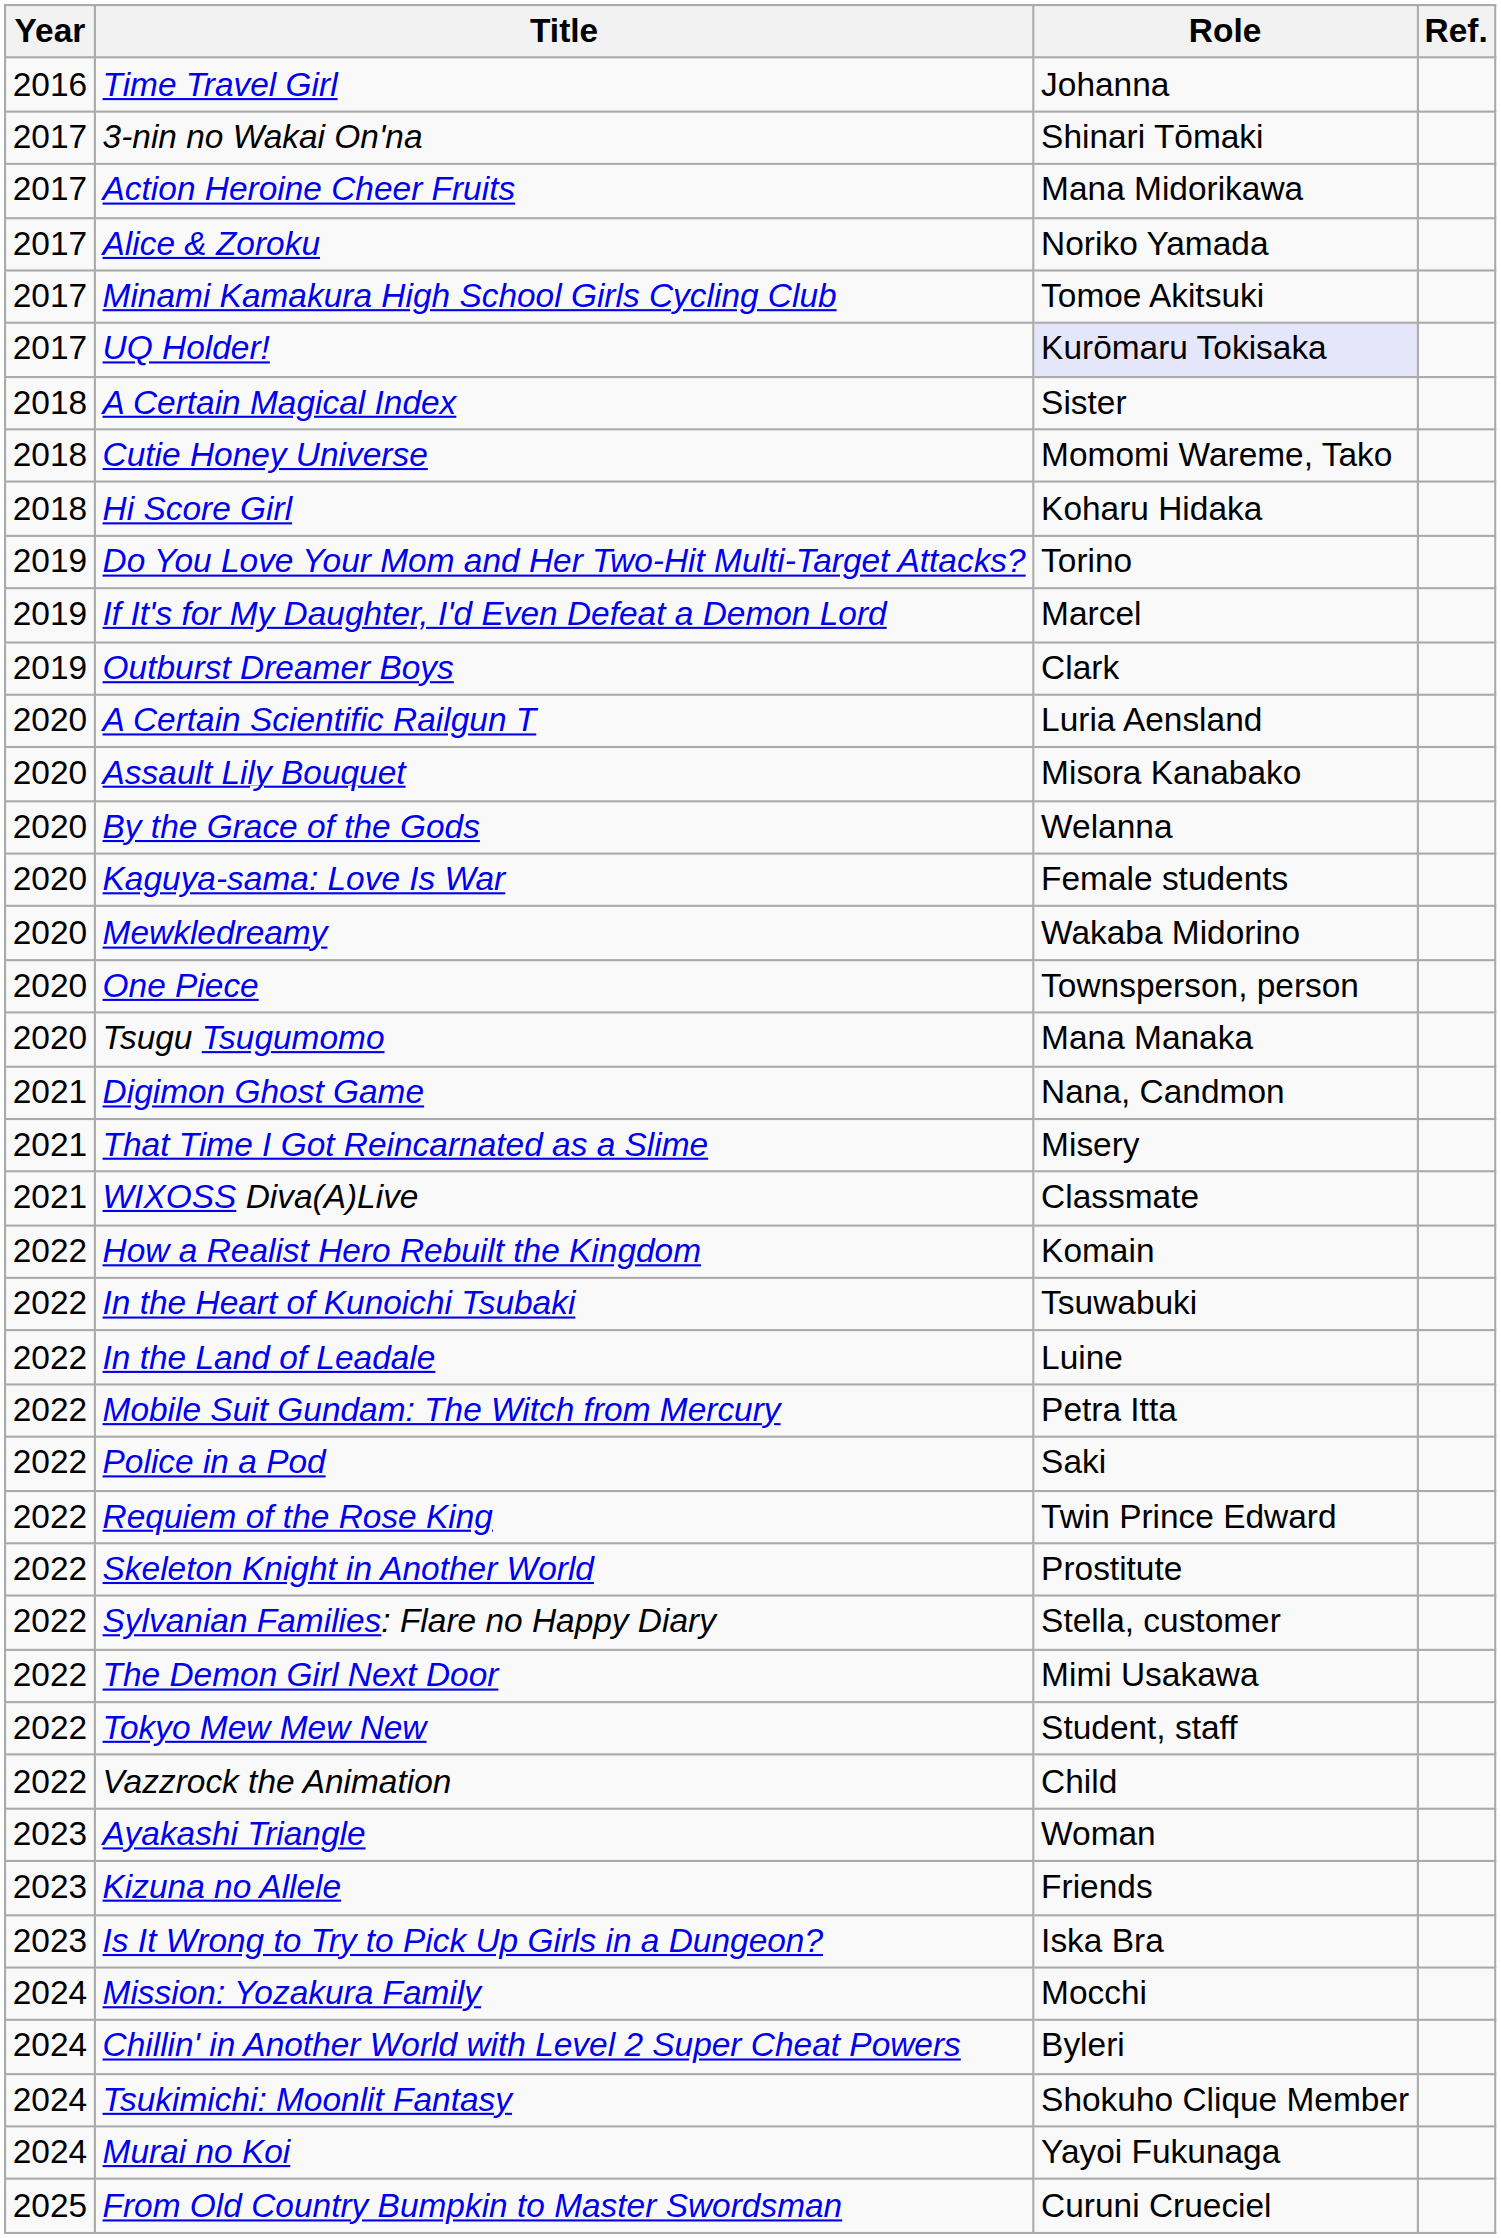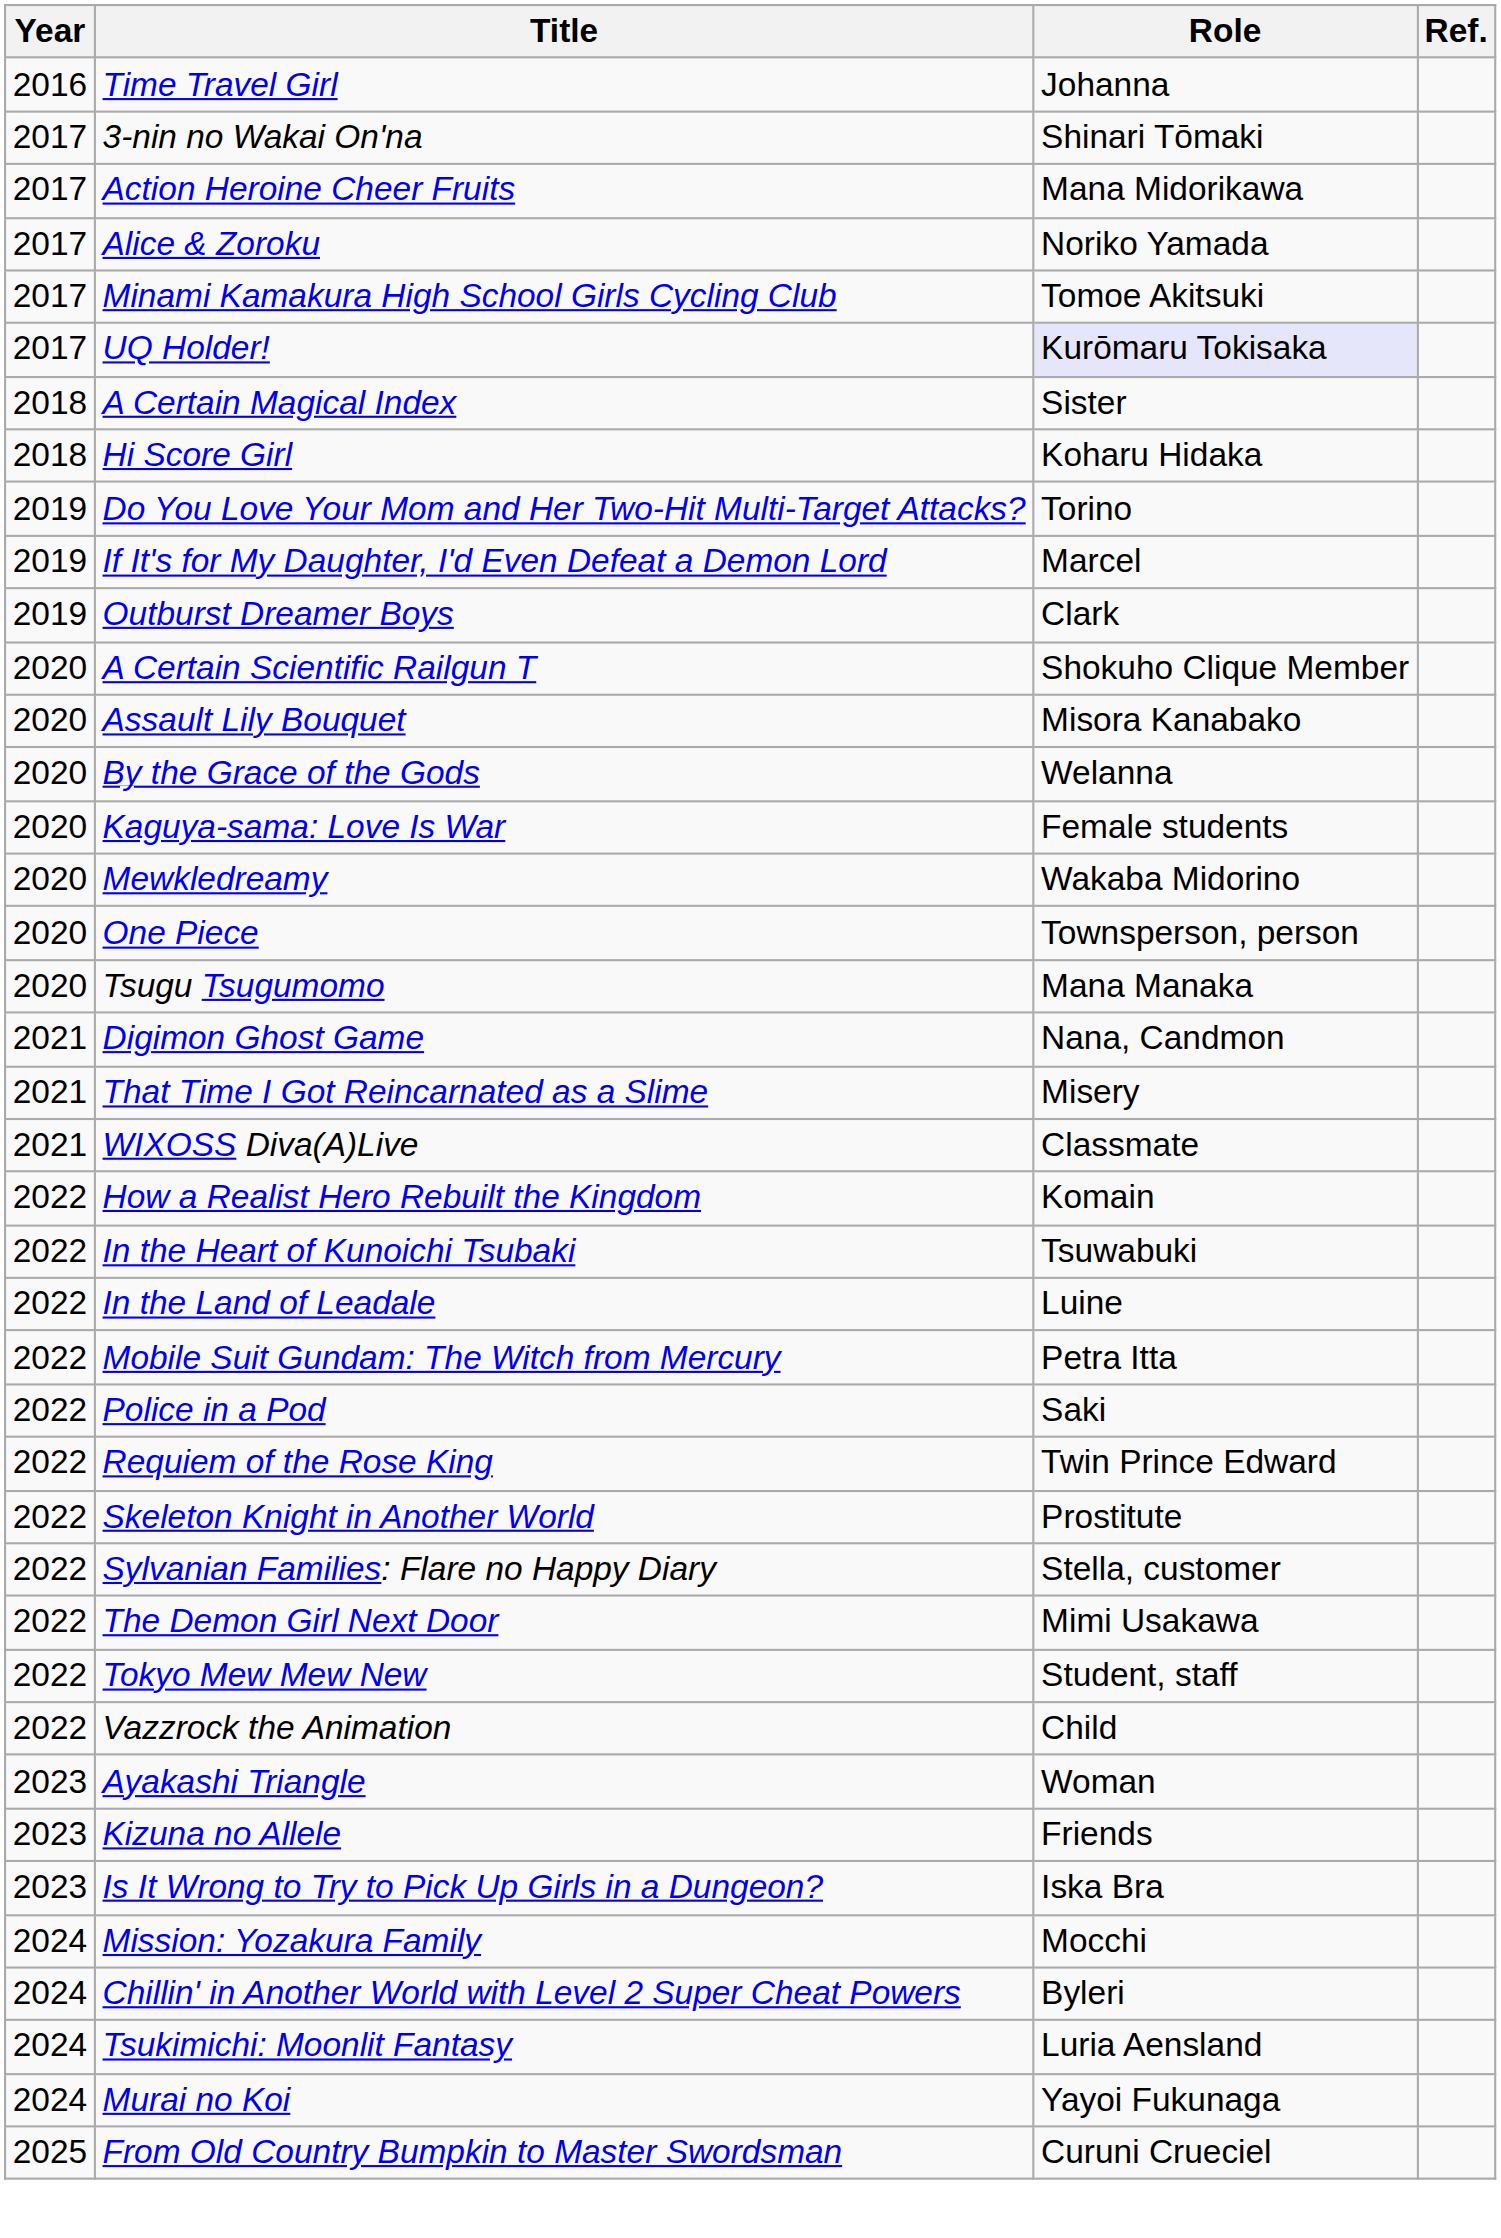- row: (265, 455)
(1152, 720) Luria Aensland -> (1225, 667) Shokuho Clique Member
(1225, 2099) Shokuho Clique Member -> (1152, 2046) Luria Aensland
